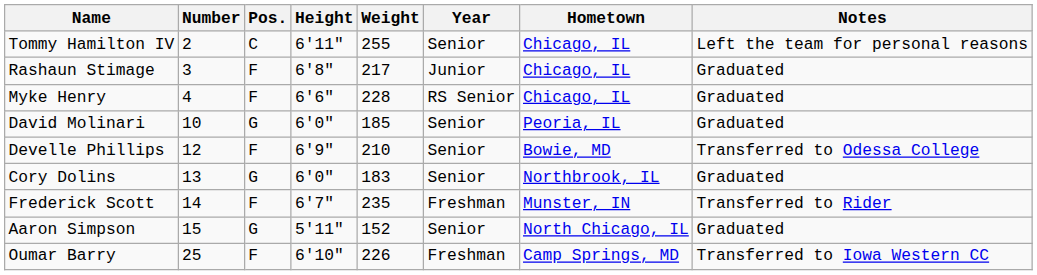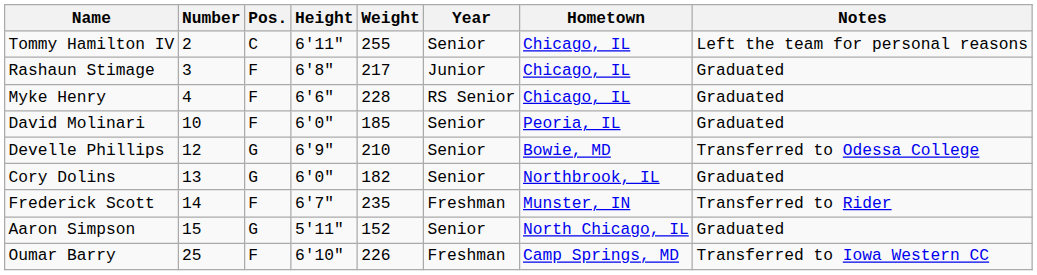(253, 124) G -> (253, 124) F
(253, 150) F -> (253, 150) G
(376, 177) 183 -> (376, 177) 182
